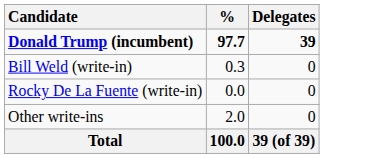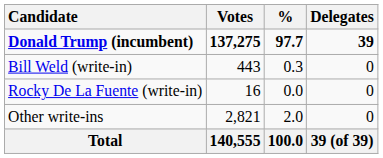+ column: (235, 16)
